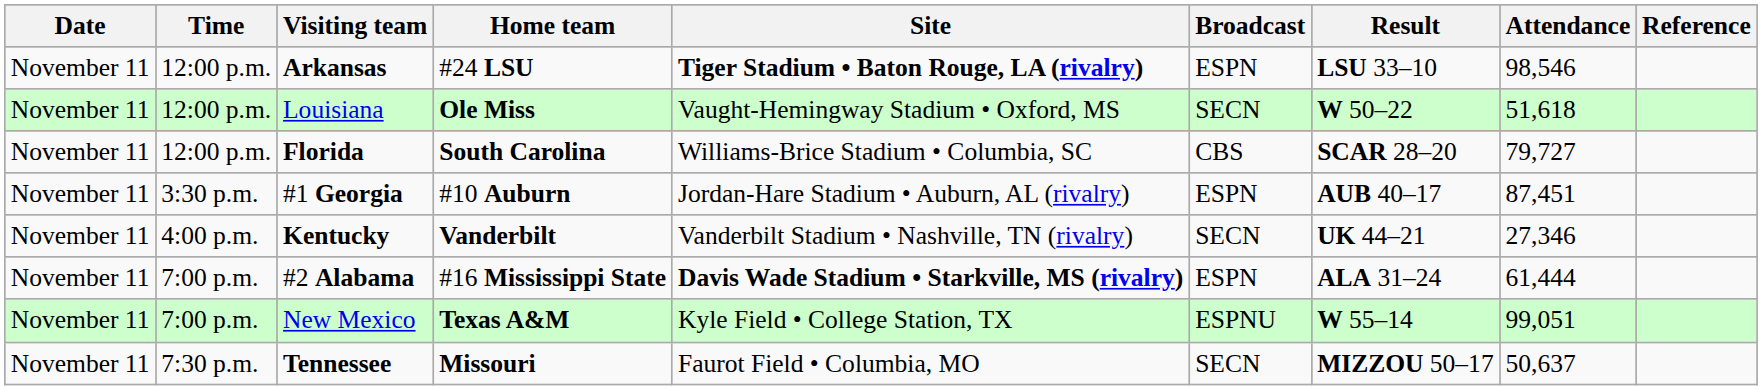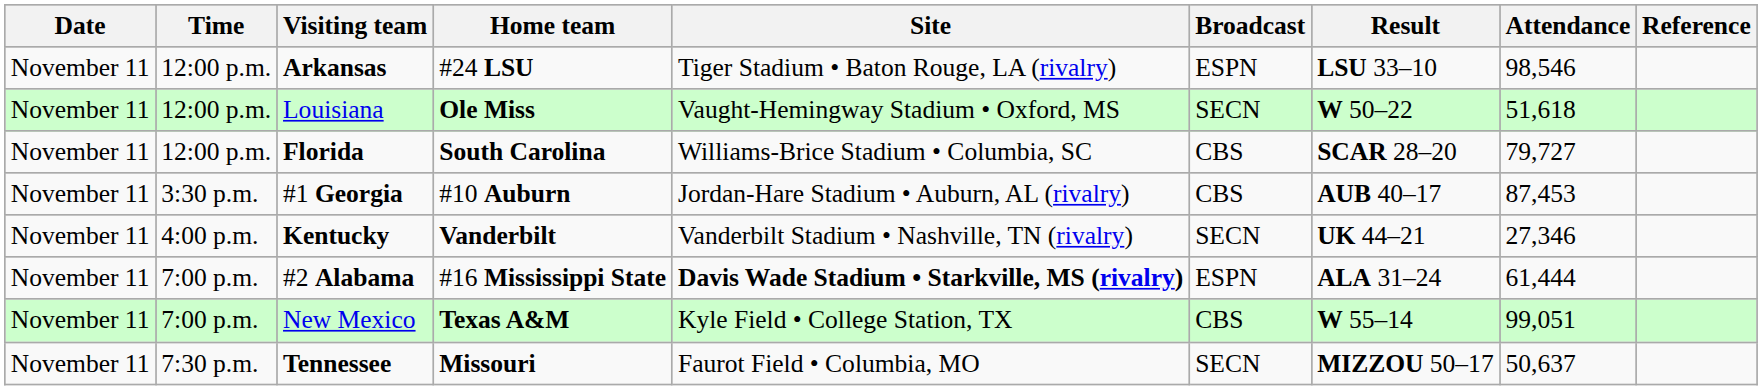(911, 67) bold -> (897, 67) normal
(1226, 194) ESPN -> (1219, 194) CBS
(1541, 194) 87,451 -> (1541, 194) 87,453
(1236, 320) ESPNU -> (1219, 320) CBS
